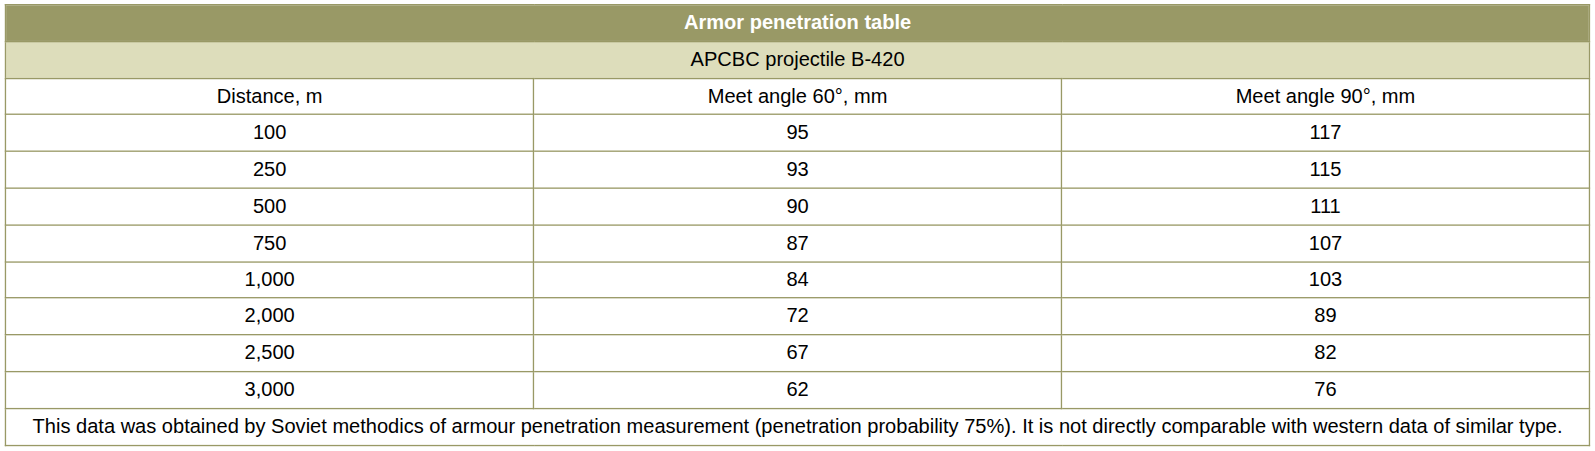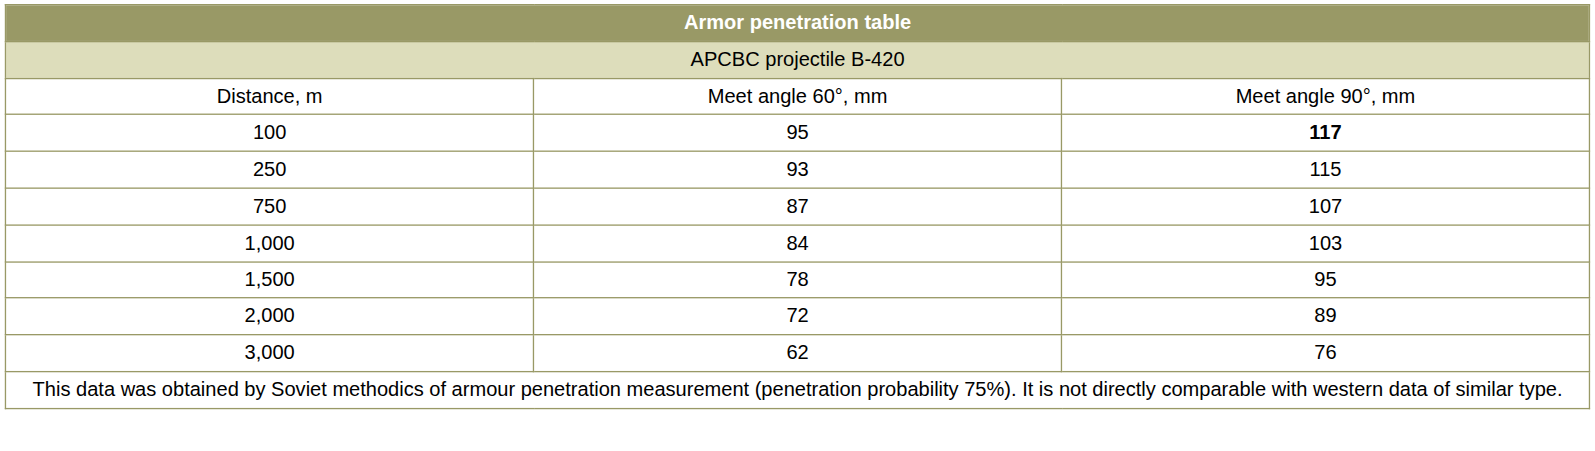(1325, 132) normal -> (1325, 132) bold
- row: (270, 205)
+ row: (270, 279)
- row: (270, 352)
